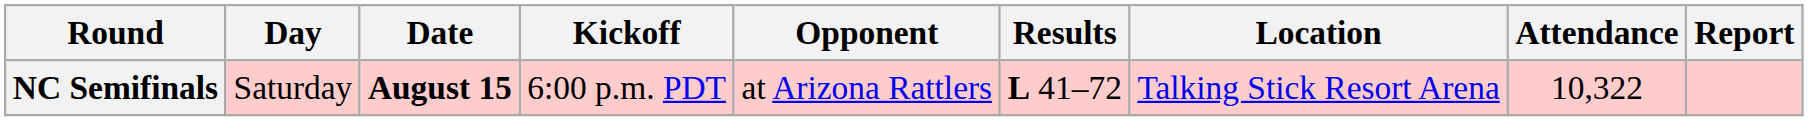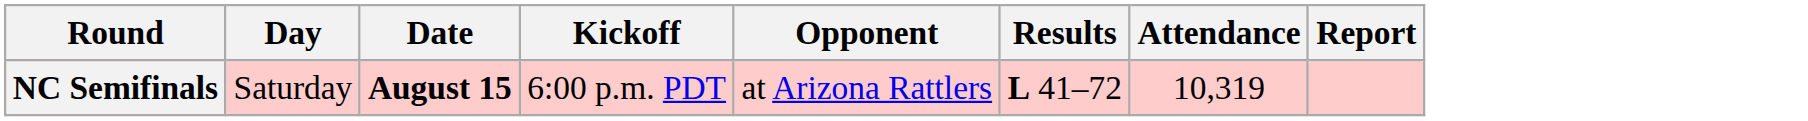- column: (1319, 32)
(1597, 87) 10,322 -> (1219, 87) 10,319
